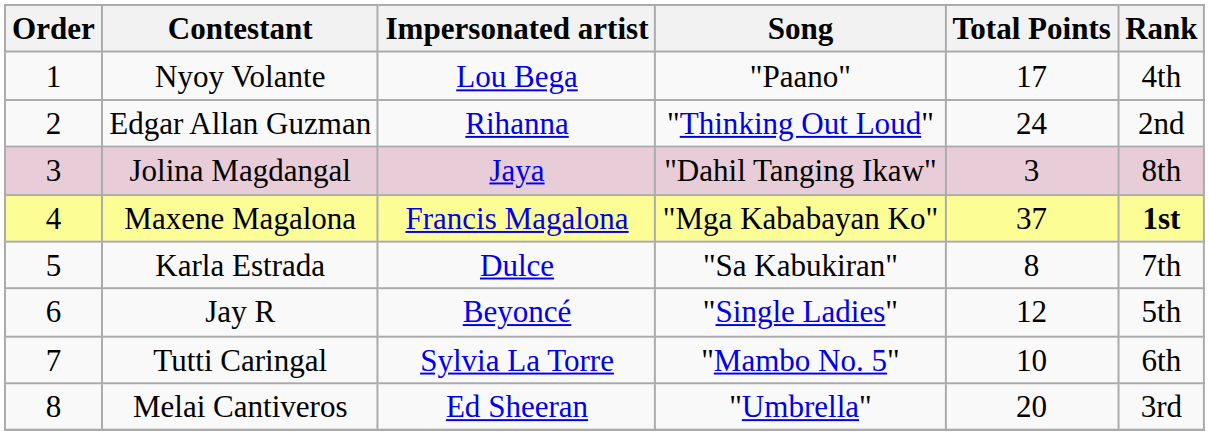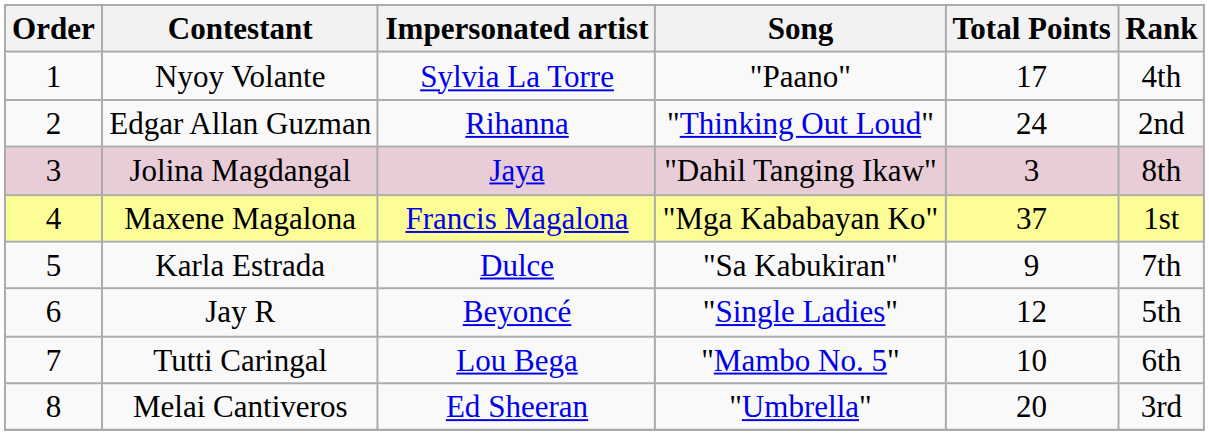(517, 76) Lou Bega -> (517, 76) Sylvia La Torre
(1161, 218) bold -> (1161, 218) normal
(1032, 265) 8 -> (1032, 265) 9
(517, 360) Sylvia La Torre -> (517, 360) Lou Bega
